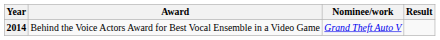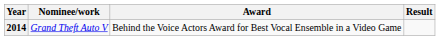columns swapped: (363, 12) <-> (175, 12)
